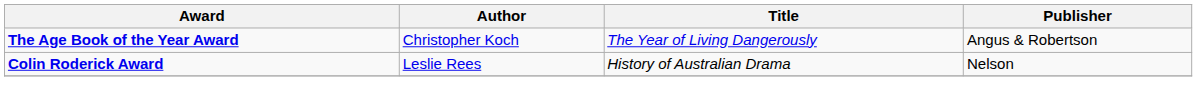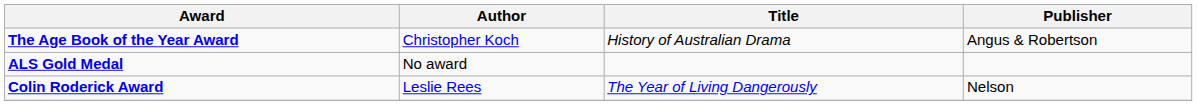(712, 40) The Year of Living Dangerously -> (699, 40) History of Australian Drama
+ row: (66, 64)
(699, 64) History of Australian Drama -> (712, 87) The Year of Living Dangerously
